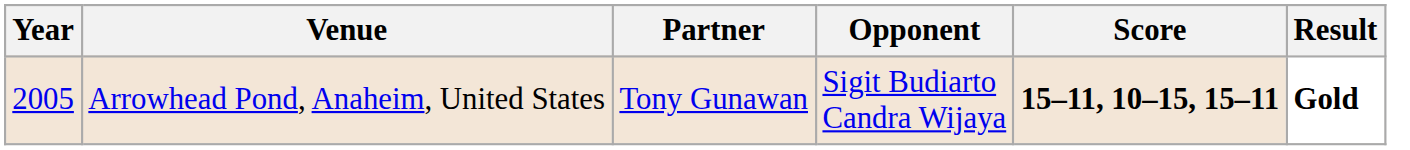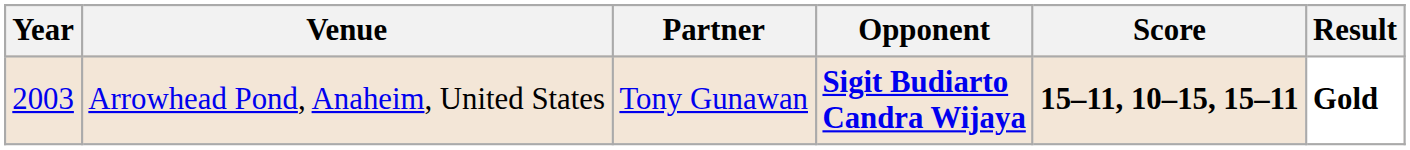(43, 99) 2005 -> (43, 99) 2003
(914, 99) normal -> (924, 99) bold
